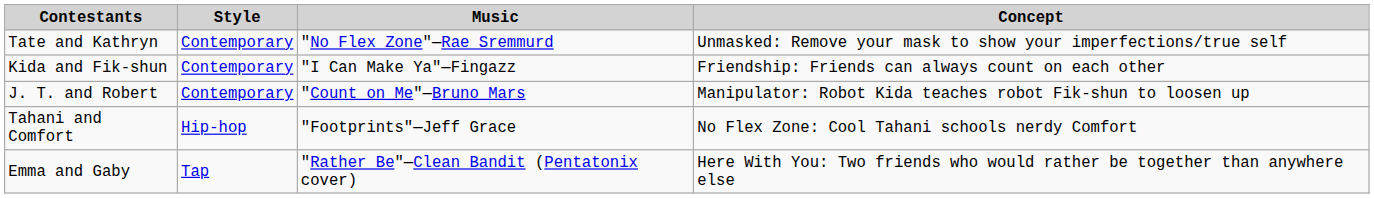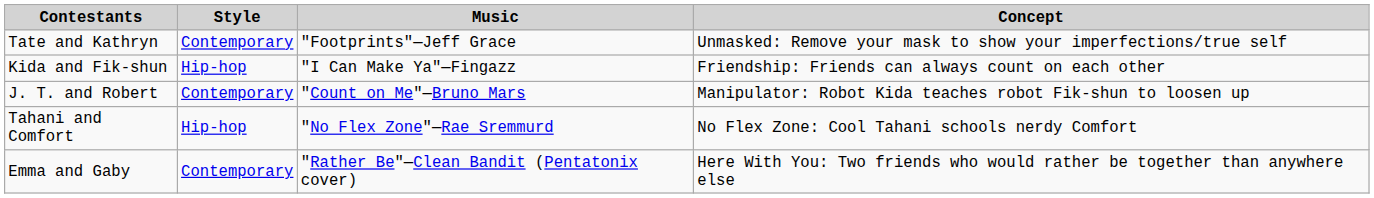(427, 43) "No Flex Zone"—Rae Sremmurd -> (409, 43) "Footprints"—Jeff Grace
(237, 68) Contemporary -> (214, 68) Hip-hop
(409, 128) "Footprints"—Jeff Grace -> (427, 128) "No Flex Zone"—Rae Sremmurd
(195, 171) Tap -> (237, 171) Contemporary
